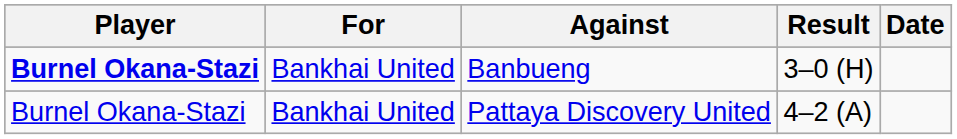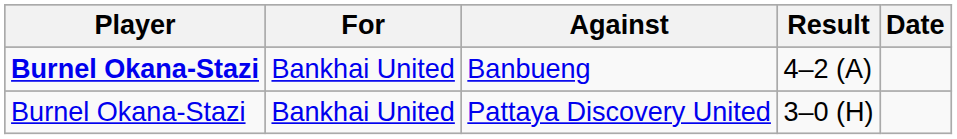(828, 68) 3–0 (H) -> (828, 68) 4–2 (A)
(828, 111) 4–2 (A) -> (828, 111) 3–0 (H)
